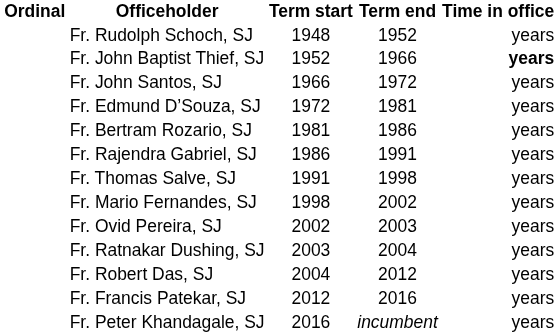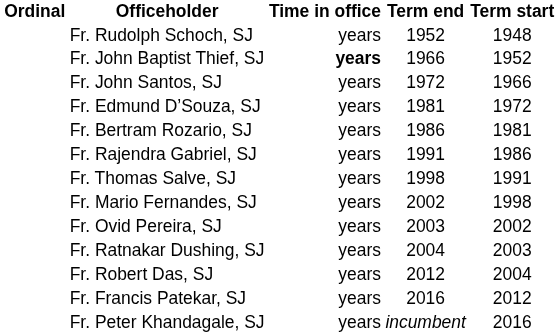columns swapped: (311, 11) <-> (498, 11)
